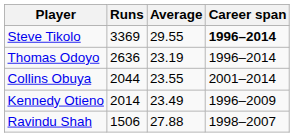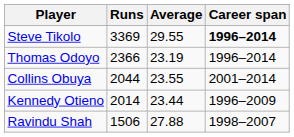(125, 57) 2636 -> (125, 57) 2366
(167, 100) 23.49 -> (167, 100) 23.44
